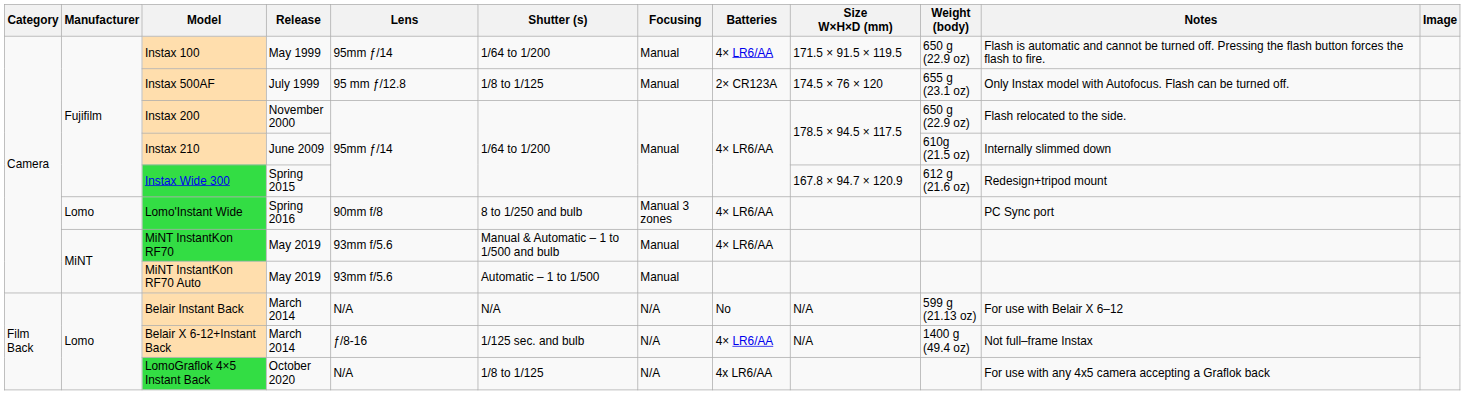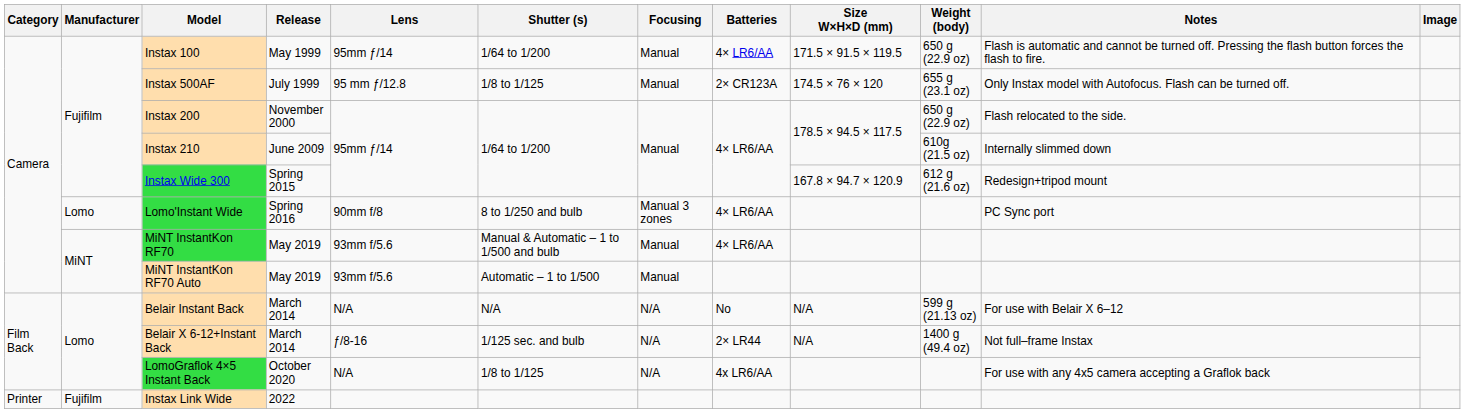(744, 341) 4× LR6/AA -> (738, 341) 2× LR44
+ row: (188, 399)
